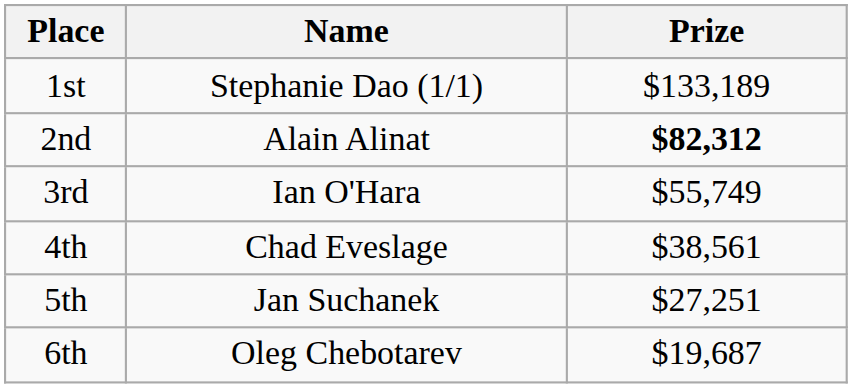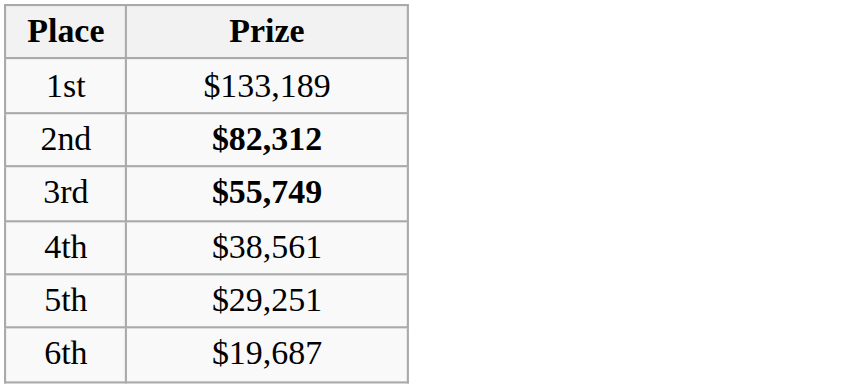- column: (346, 31)
(707, 192) normal -> (267, 192) bold
(707, 300) $27,251 -> (267, 300) $29,251
